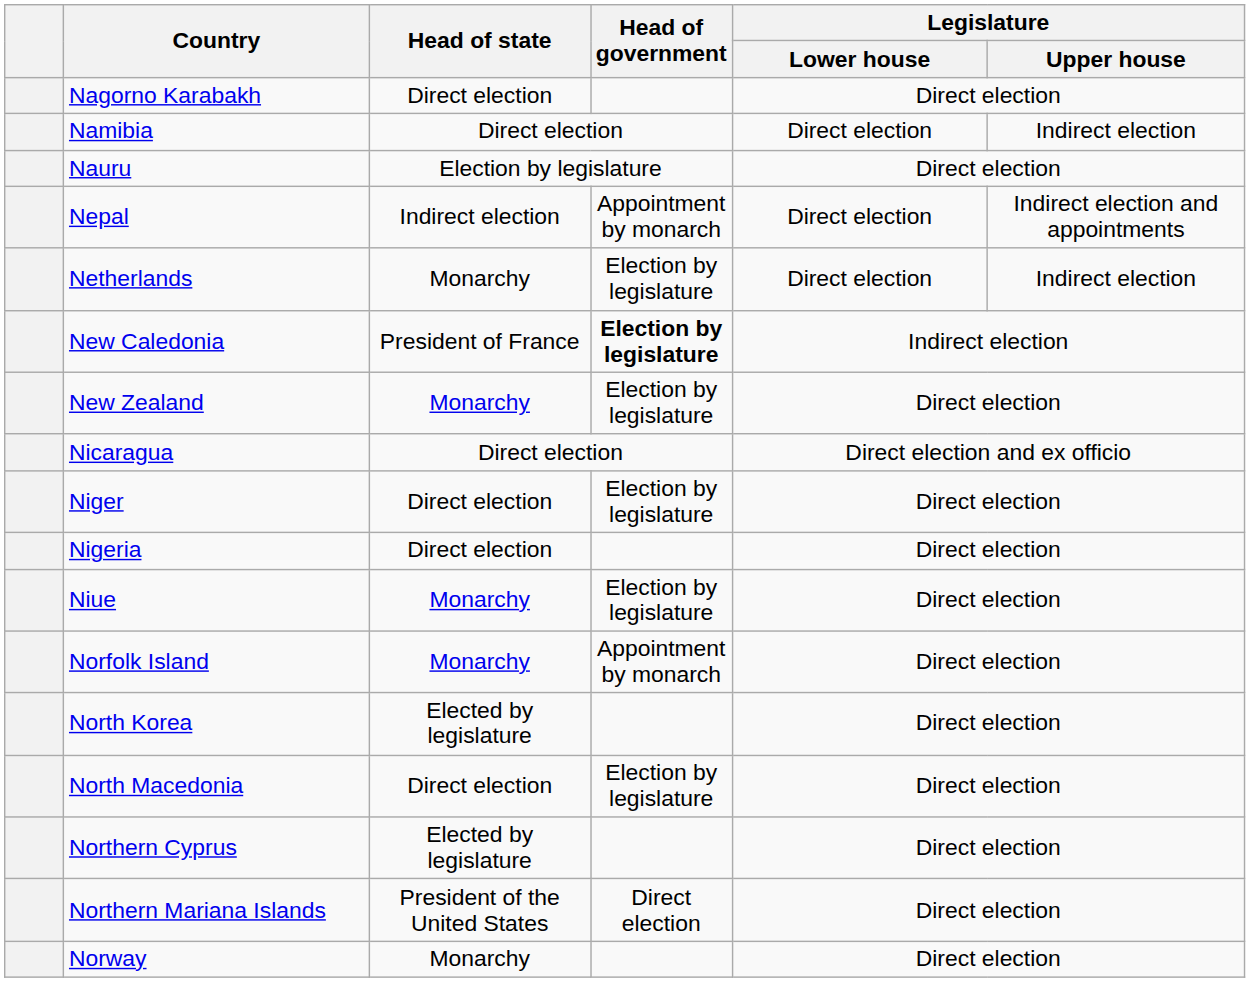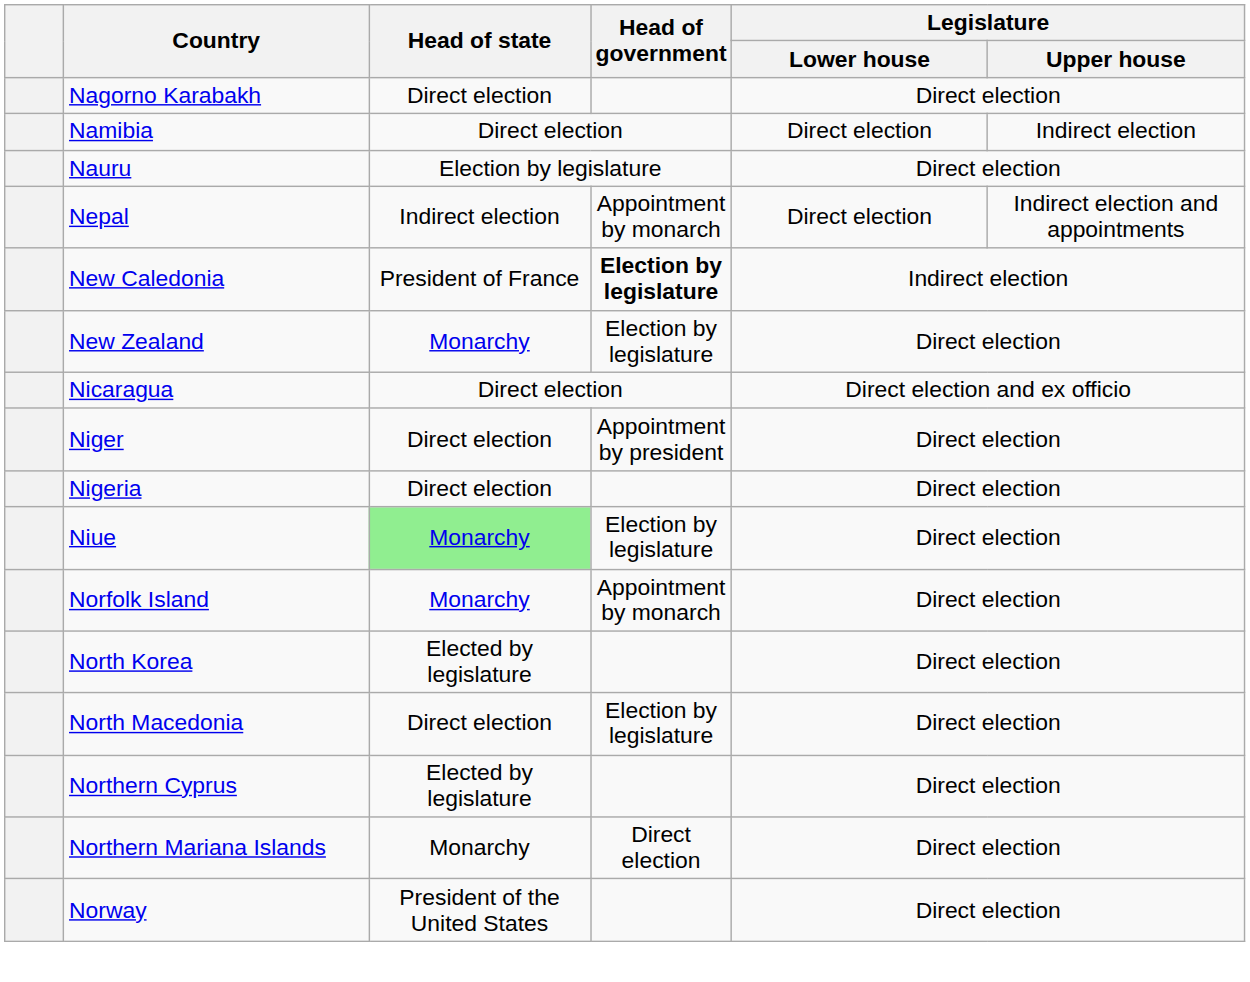- row: (131, 278)
(661, 501) Election by legislature -> (661, 439) Appointment by president
(480, 599) no background -> (479, 537) lightgreen background
(480, 909) President of the United States -> (479, 847) Monarchy
(480, 958) Monarchy -> (479, 909) President of the United States
